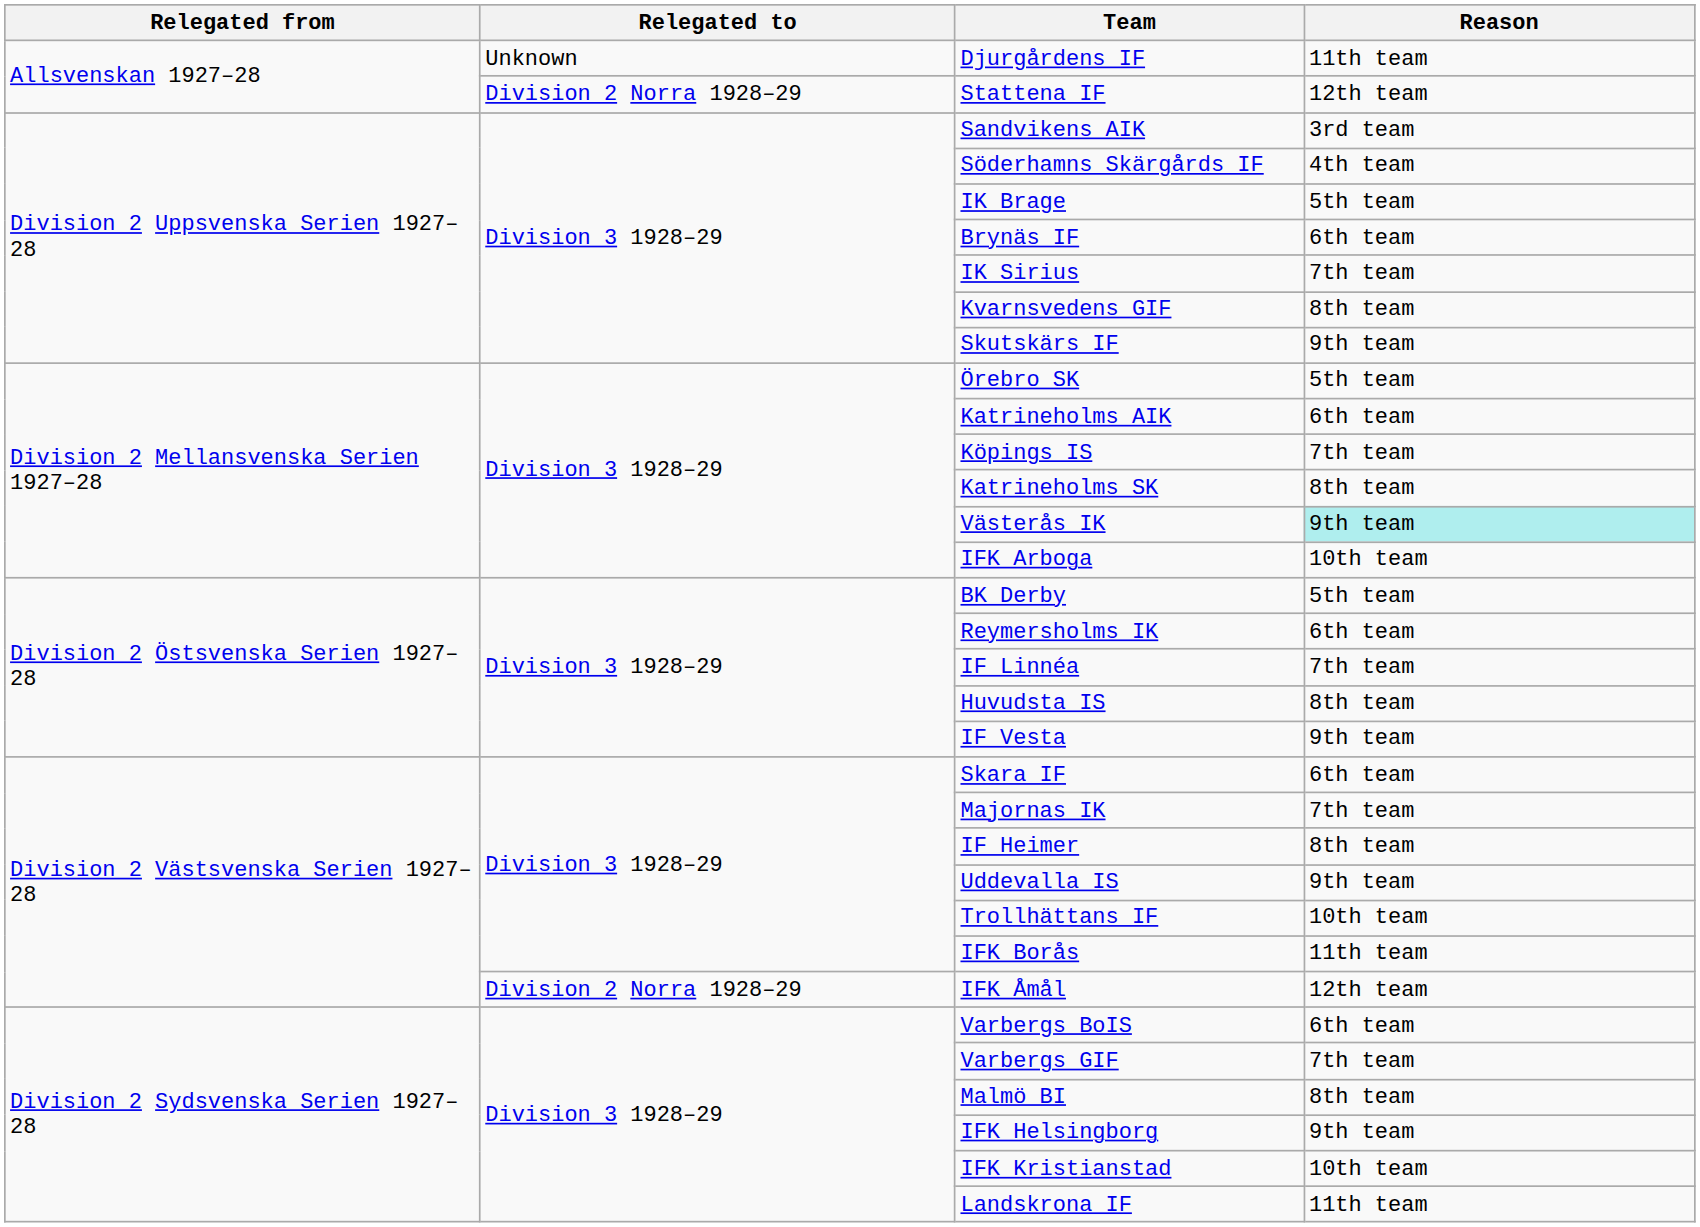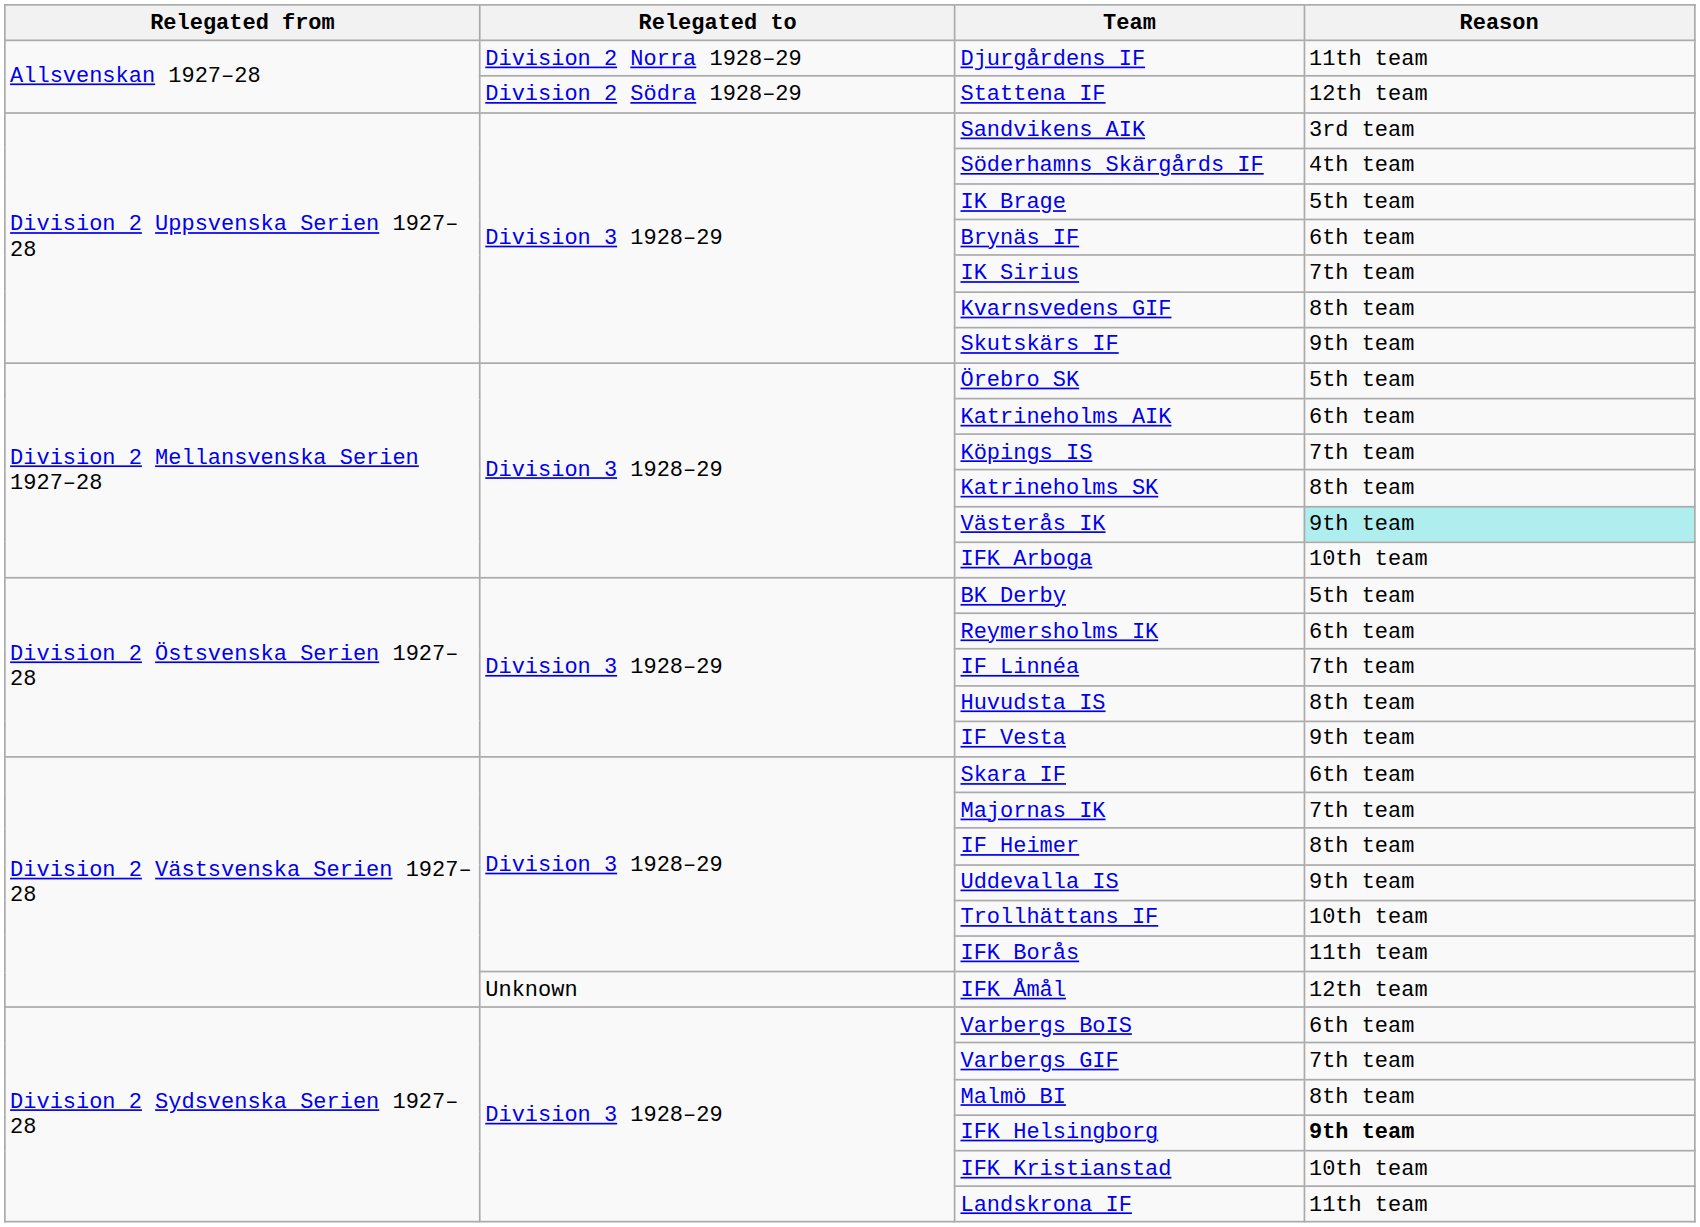(531, 59) Unknown -> (644, 59) Division 2 Norra 1928–29
(644, 94) Division 2 Norra 1928–29 -> (644, 94) Division 2 Södra 1928–29
(644, 990) Division 2 Norra 1928–29 -> (531, 990) Unknown
(1362, 1133) normal -> (1362, 1133) bold
